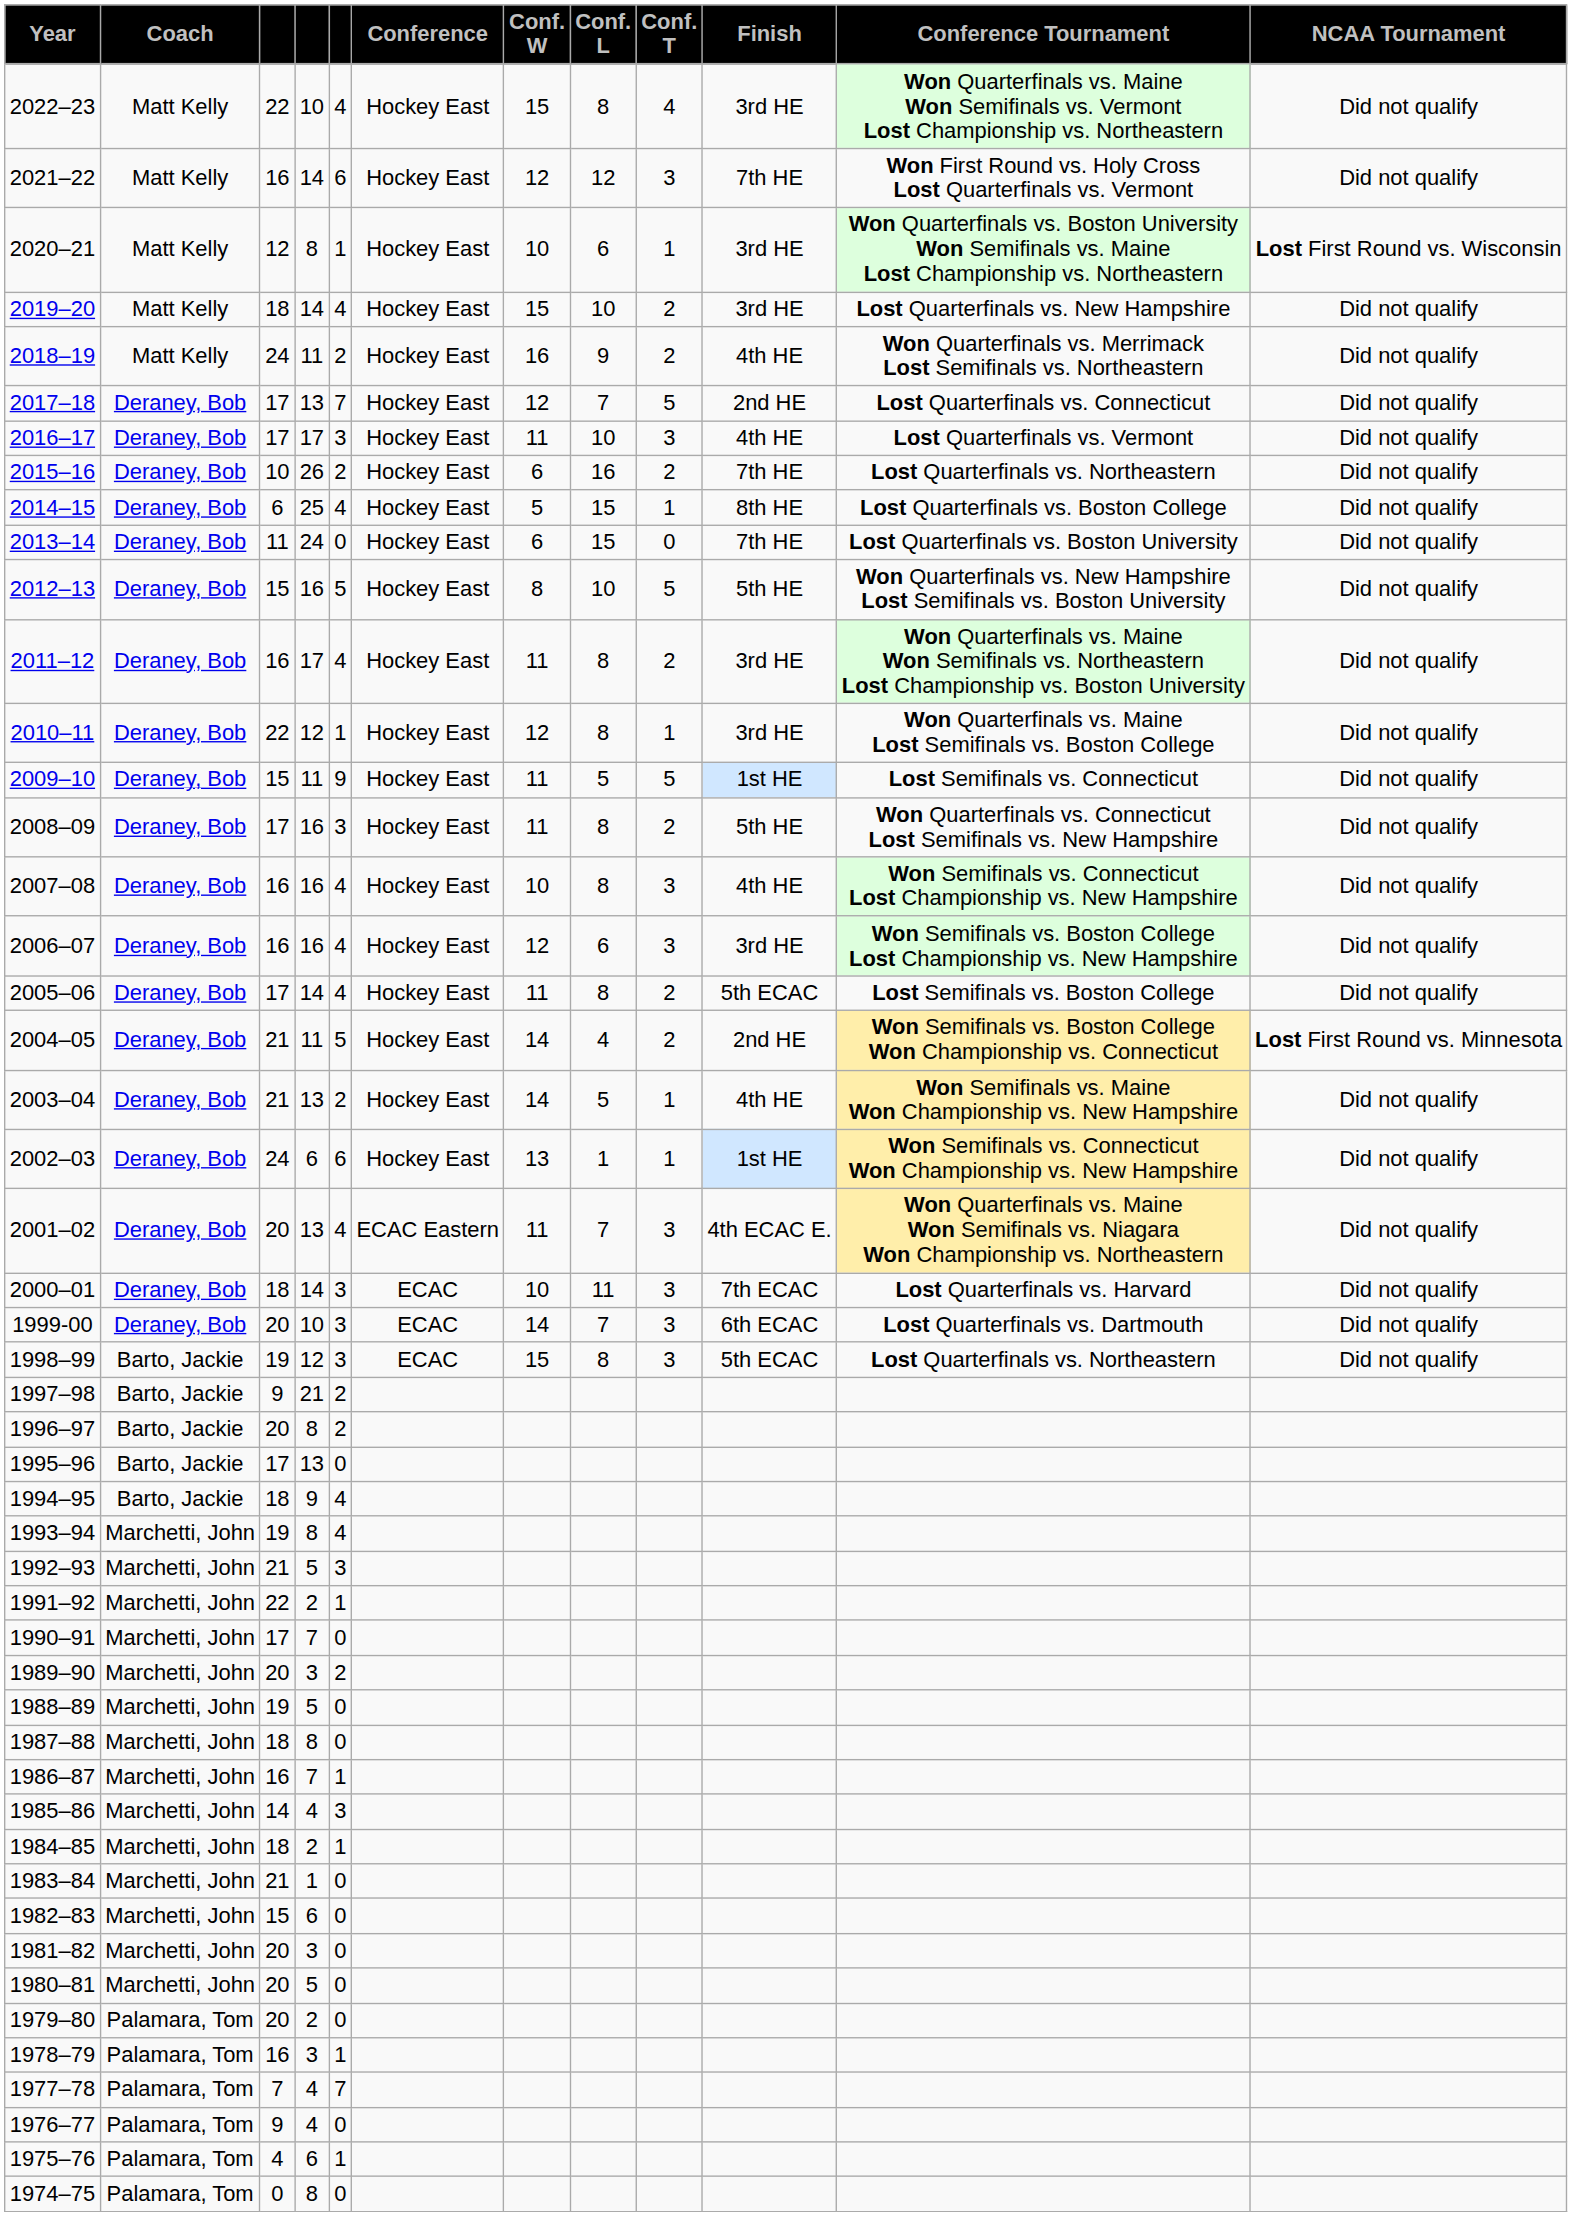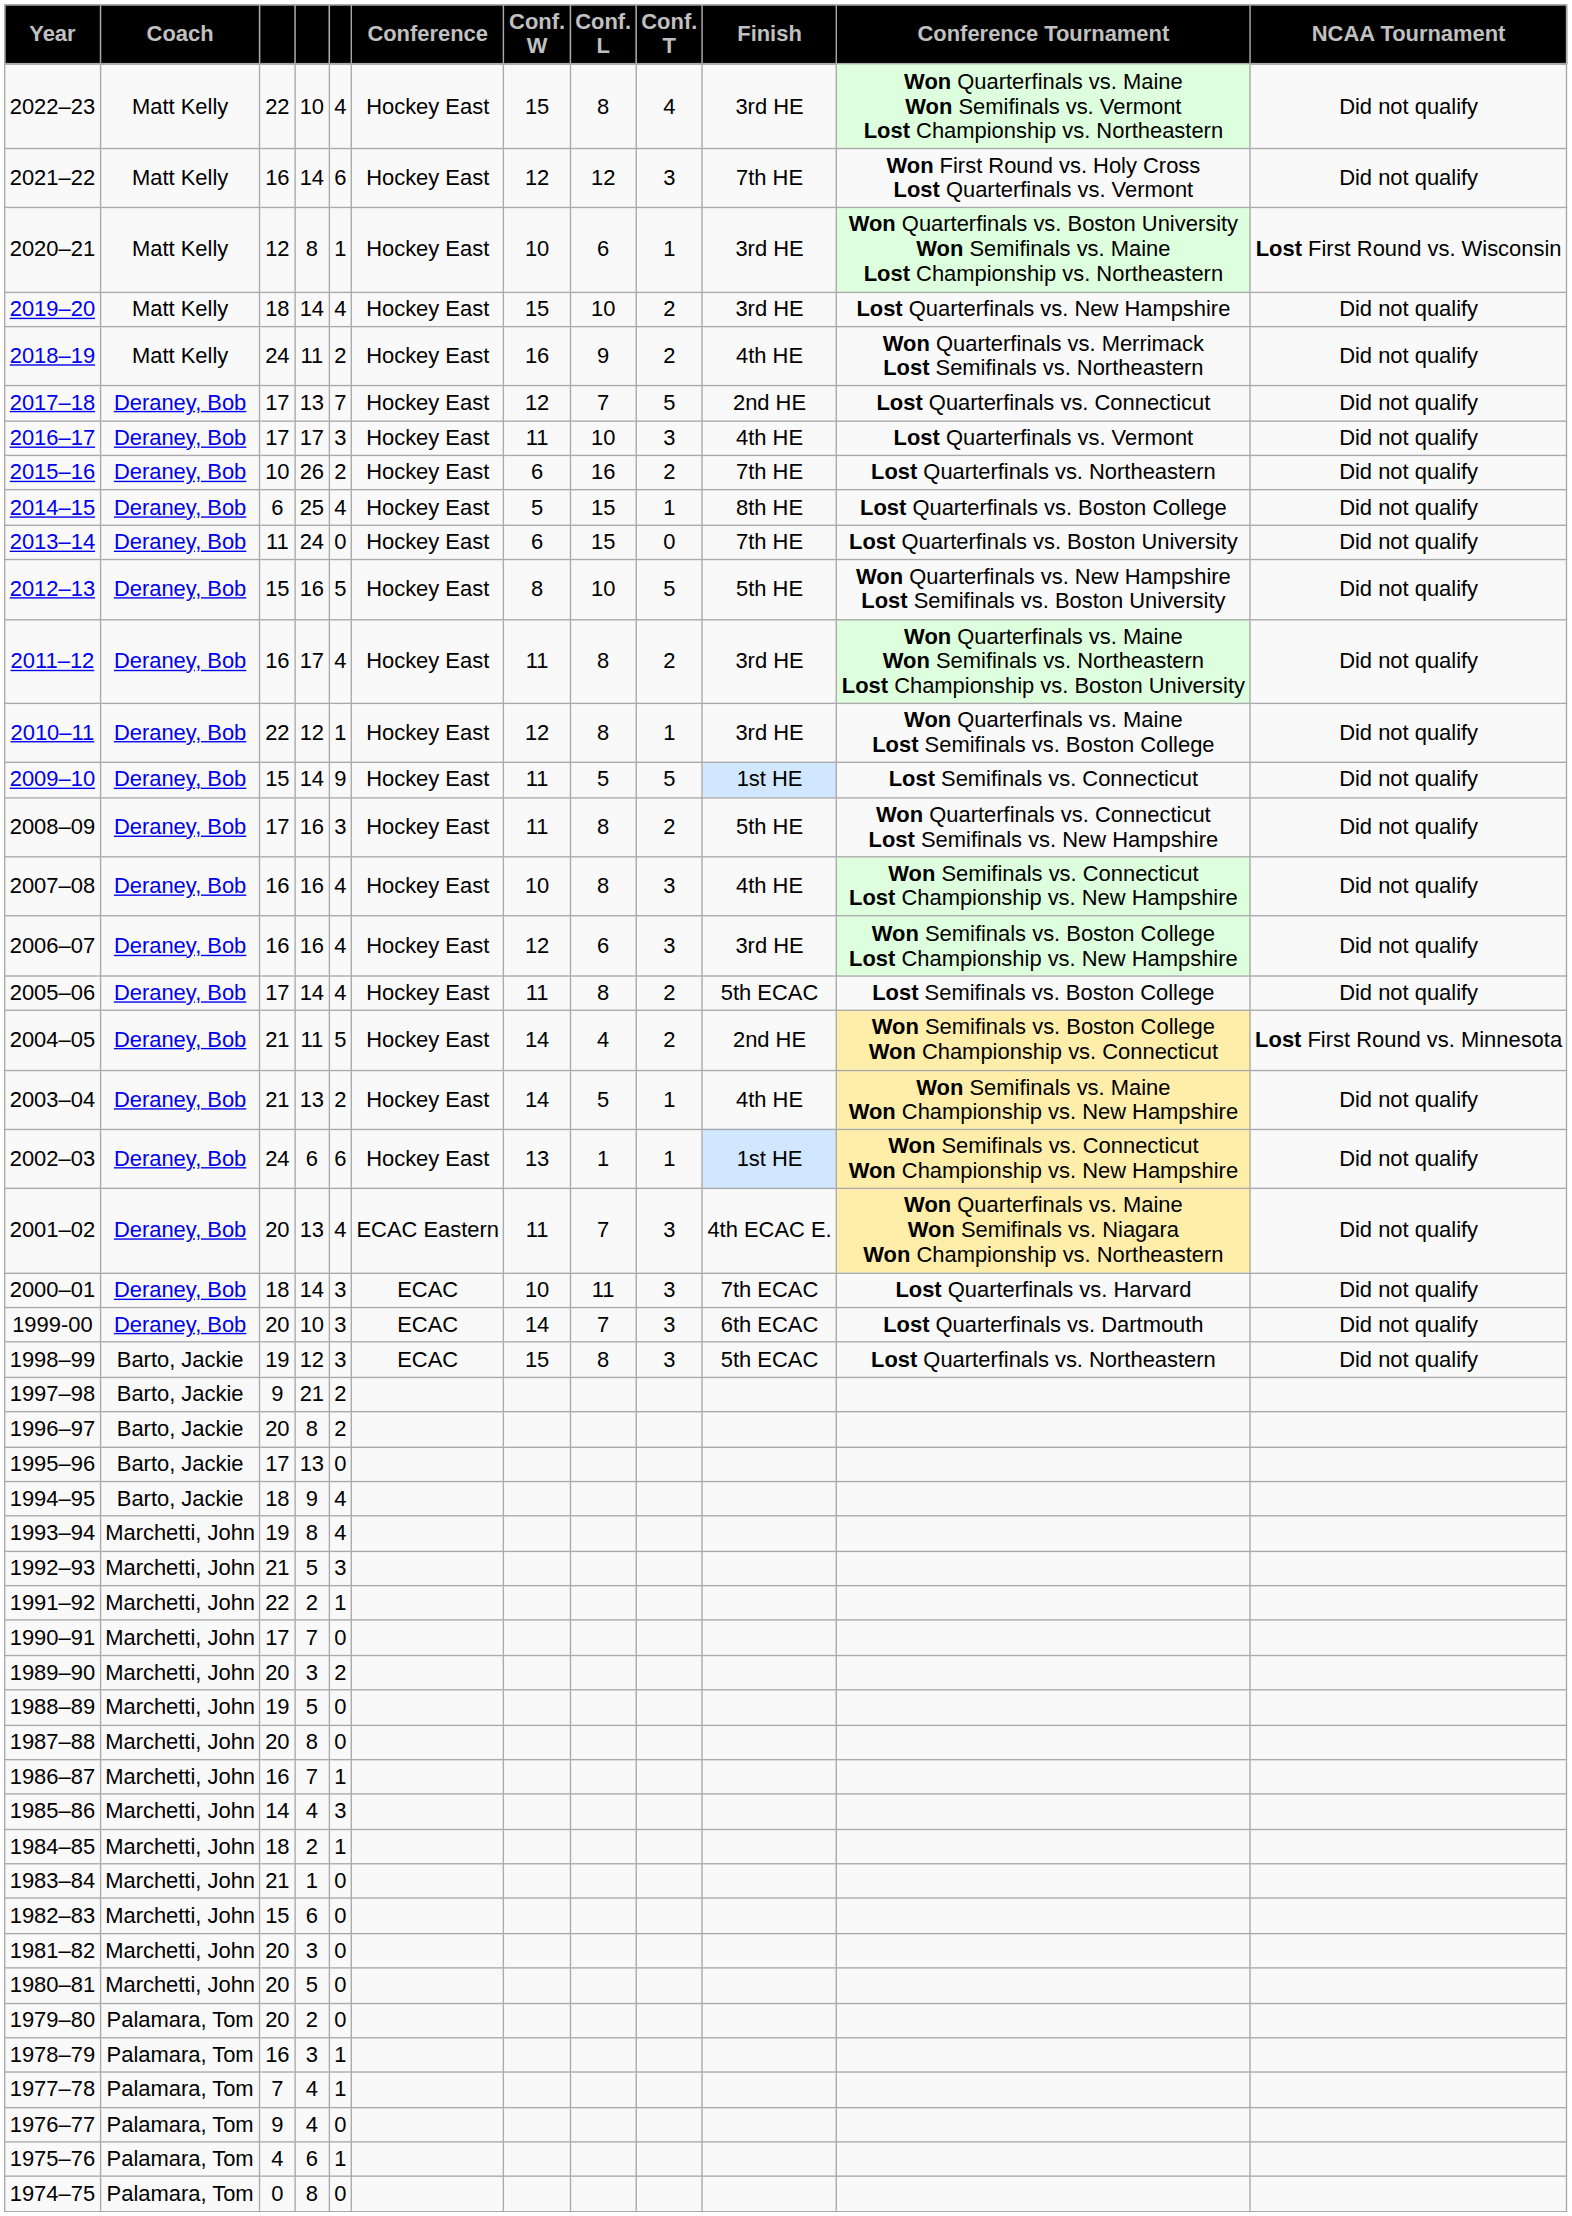(312, 779) 11 -> (312, 779) 14
(277, 1741) 18 -> (277, 1741) 20
(340, 2089) 7 -> (340, 2089) 1
